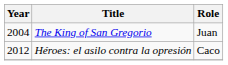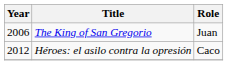(18, 32) 2004 -> (18, 32) 2006
